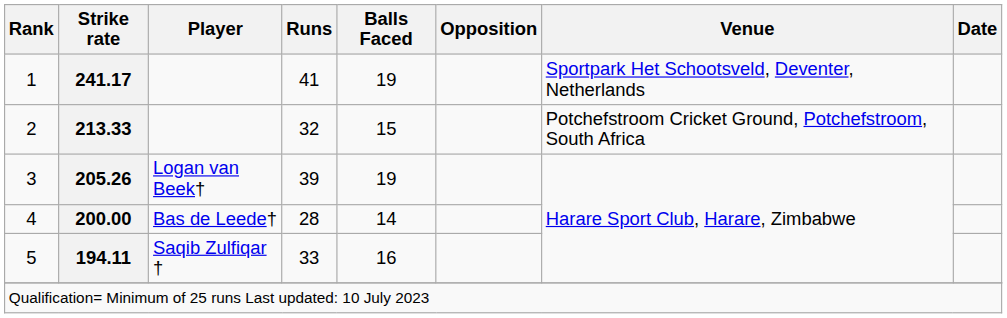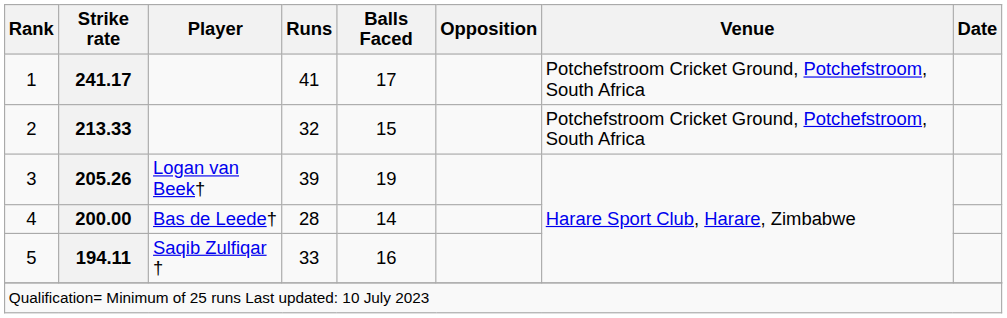(386, 79) 19 -> (386, 79) 17
(700, 79) Sportpark Het Schootsveld, Deventer, Netherlands -> (736, 79) Potchefstroom Cricket Ground, Potchefstroom, South Africa
